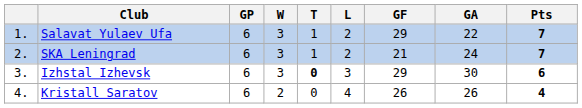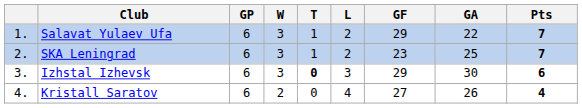(400, 54) 21 -> (400, 54) 23
(471, 54) 24 -> (471, 54) 25
(400, 93) 26 -> (400, 93) 27
